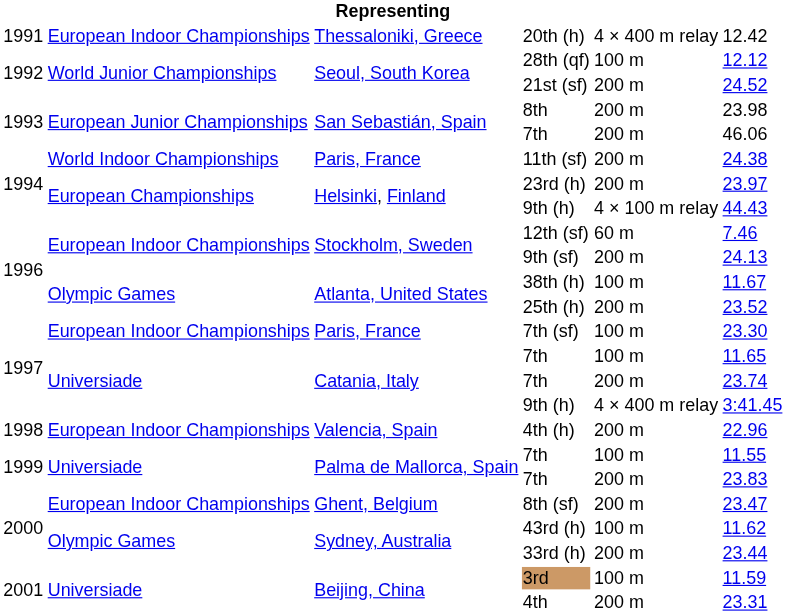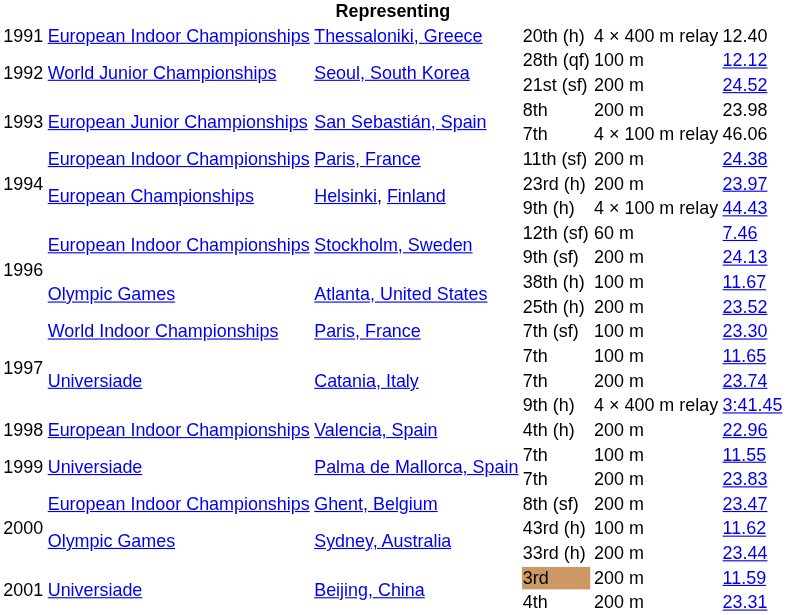(745, 36) 12.42 -> (745, 36) 12.40
(619, 134) 200 m -> (656, 134) 4 × 100 m relay
(163, 159) World Indoor Championships -> (179, 159) European Indoor Championships
(179, 331) European Indoor Championships -> (163, 331) World Indoor Championships
(619, 578) 100 m -> (619, 578) 200 m
